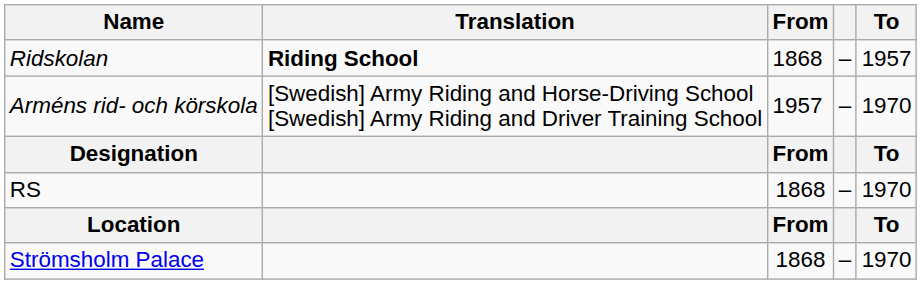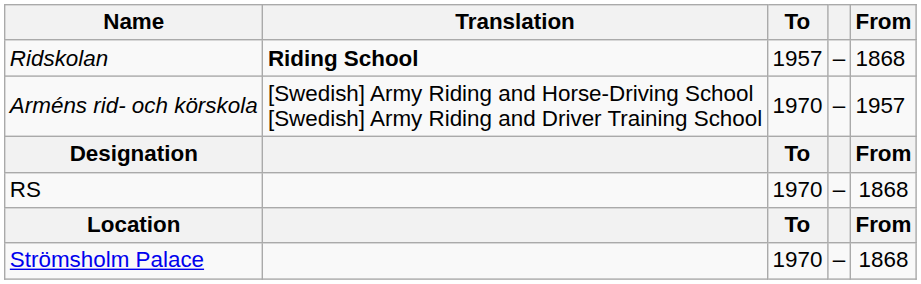columns swapped: (801, 22) <-> (887, 22)
